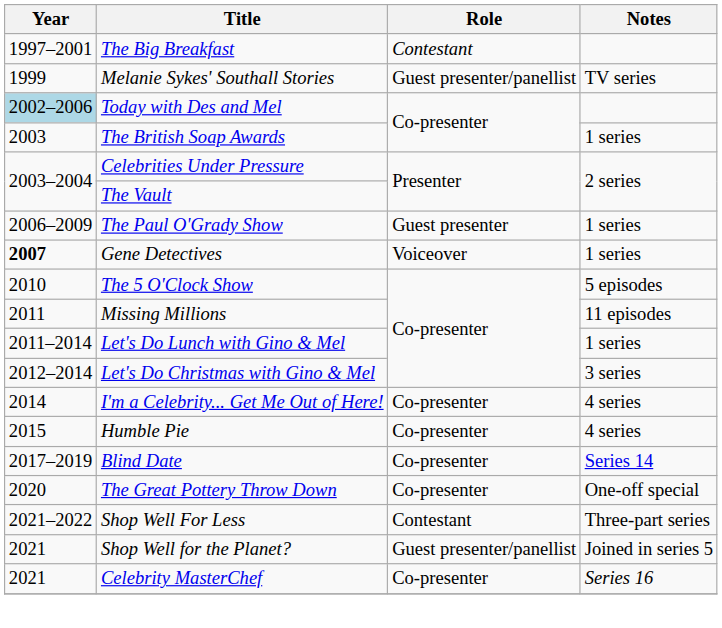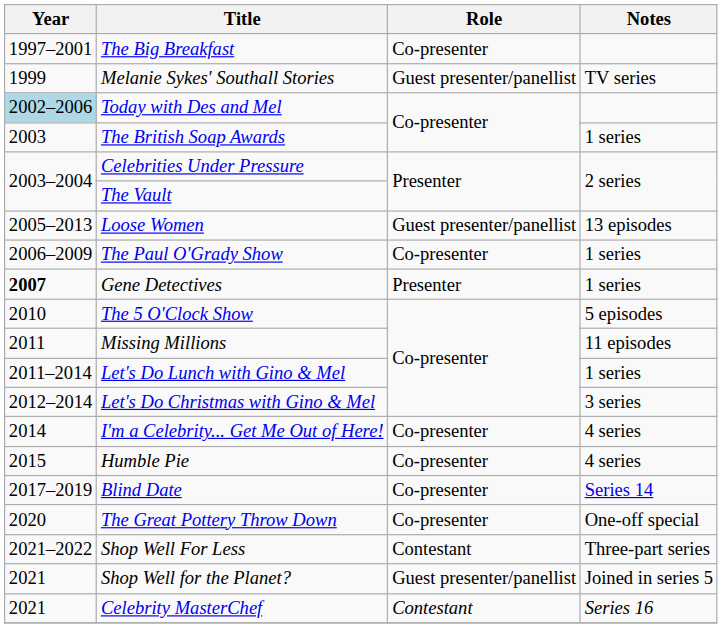(432, 48) Contestant -> (440, 48) Co-presenter
+ row: (152, 225)
(450, 225) Guest presenter -> (440, 254) Co-presenter
(430, 254) Voiceover -> (427, 284) Presenter
(440, 578) Co-presenter -> (432, 607) Contestant
